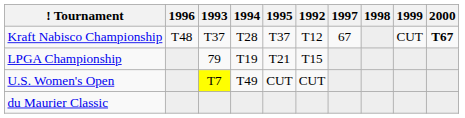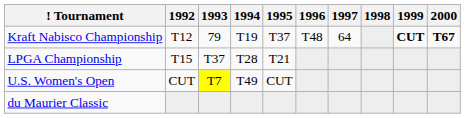columns swapped: (312, 15) <-> (182, 15)
(214, 37) T37 -> (214, 37) 79
(247, 37) T28 -> (247, 37) T19
(345, 37) 67 -> (345, 37) 64
(410, 37) normal -> (410, 37) bold
(214, 59) 79 -> (214, 59) T37
(247, 59) T19 -> (247, 59) T28
